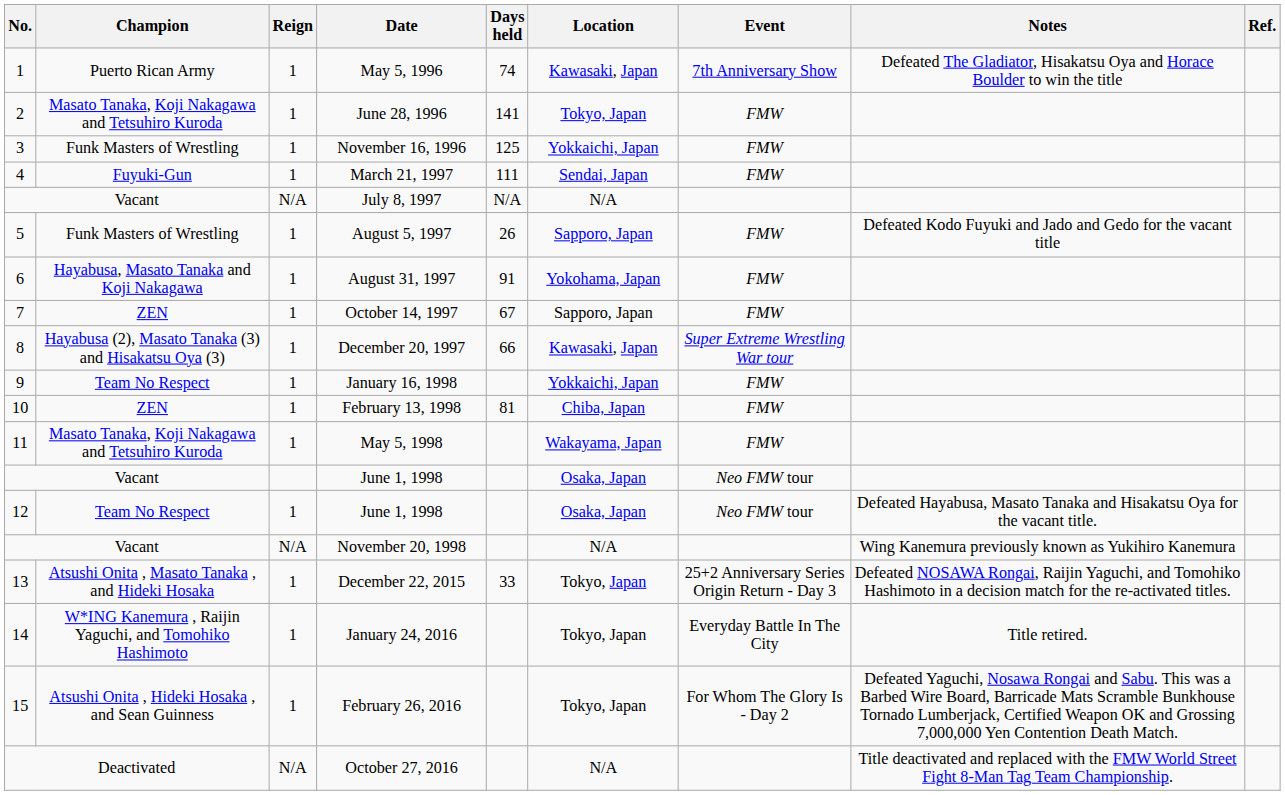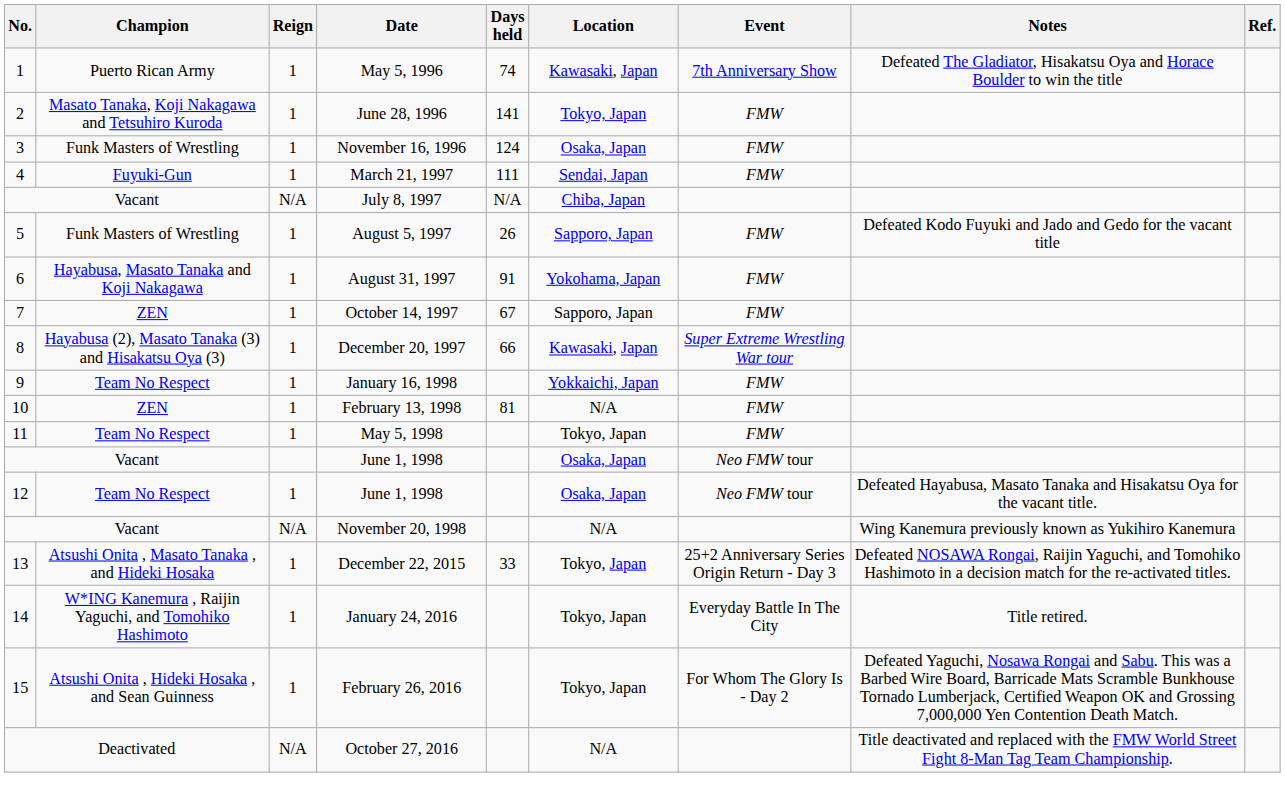(507, 148) 125 -> (508, 148) 124
(603, 148) Yokkaichi, Japan -> (603, 148) Osaka, Japan
(603, 199) N/A -> (603, 199) Chiba, Japan
(603, 408) Chiba, Japan -> (603, 408) N/A
(152, 443) Masato Tanaka, Koji Nakagawa and Tetsuhiro Kuroda -> (152, 433) Team No Respect
(603, 443) Wakayama, Japan -> (603, 433) Tokyo, Japan
